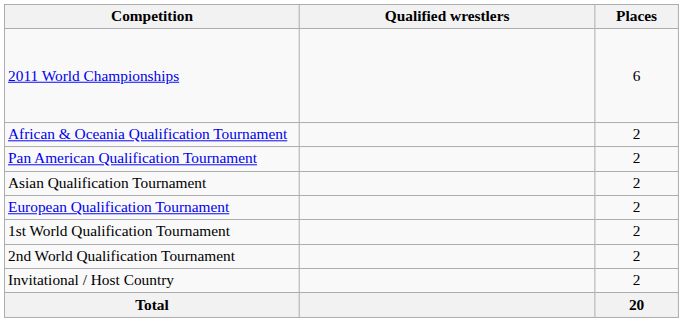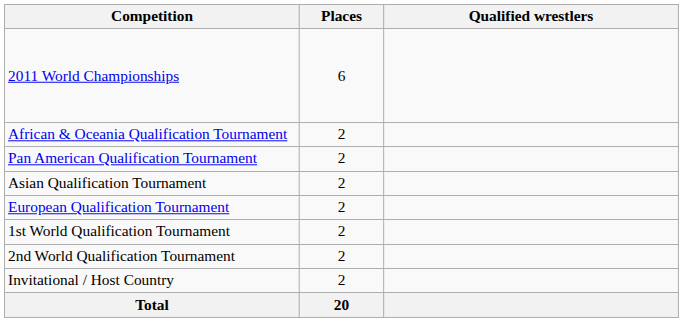columns swapped: (637, 16) <-> (447, 16)
